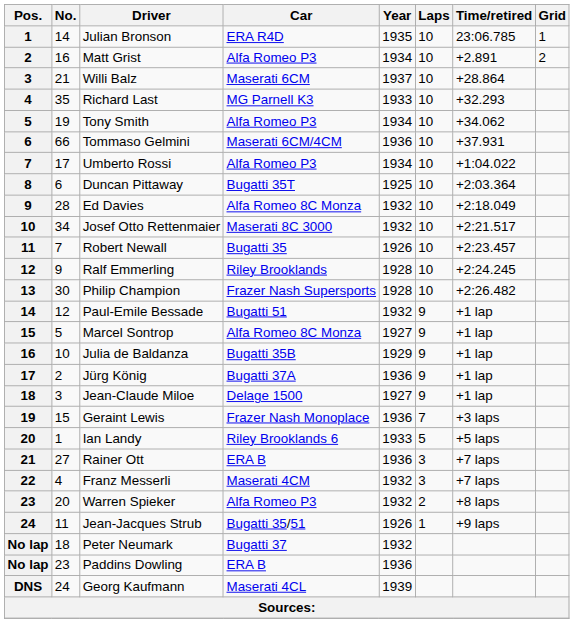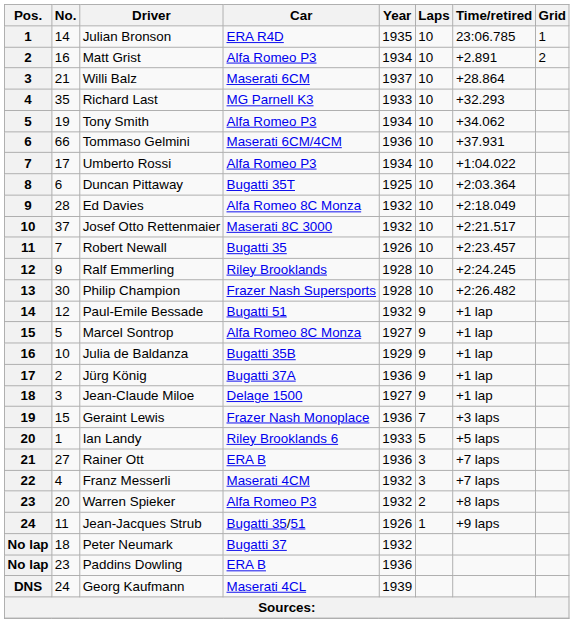(62, 227) 34 -> (62, 227) 37
